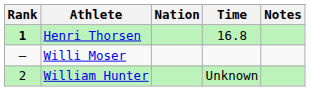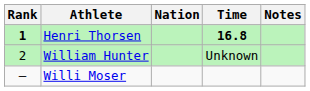(232, 35) normal -> (232, 35) bold
rows swapped: (96, 76) <-> (85, 55)
